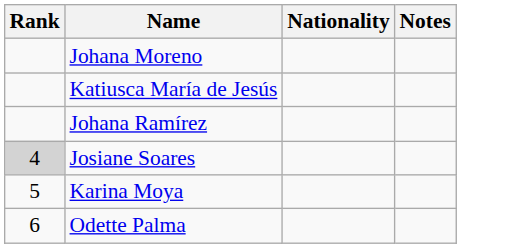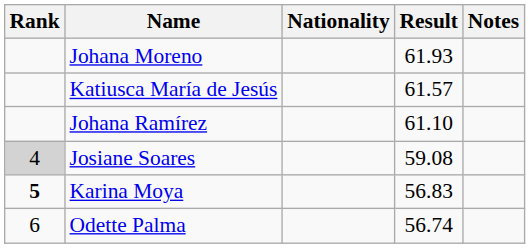+ column: (429, 21)
(35, 191) normal -> (35, 191) bold
